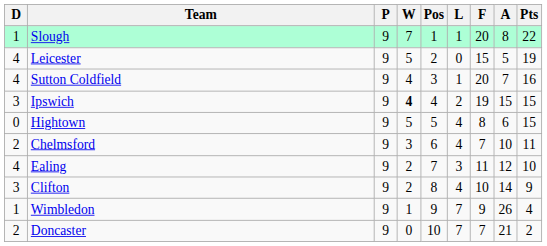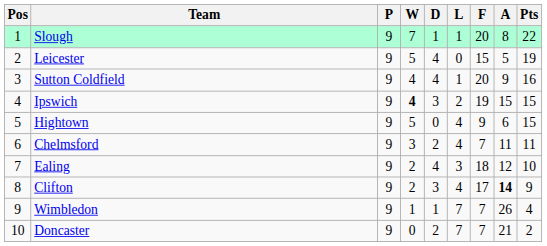columns swapped: (434, 15) <-> (16, 15)
(505, 79) 7 -> (505, 79) 9
(482, 123) 8 -> (482, 123) 9
(505, 144) 10 -> (505, 144) 11
(482, 166) 11 -> (482, 166) 18
(482, 187) 10 -> (482, 187) 17
(505, 187) normal -> (505, 187) bold
(482, 209) 9 -> (482, 209) 7
